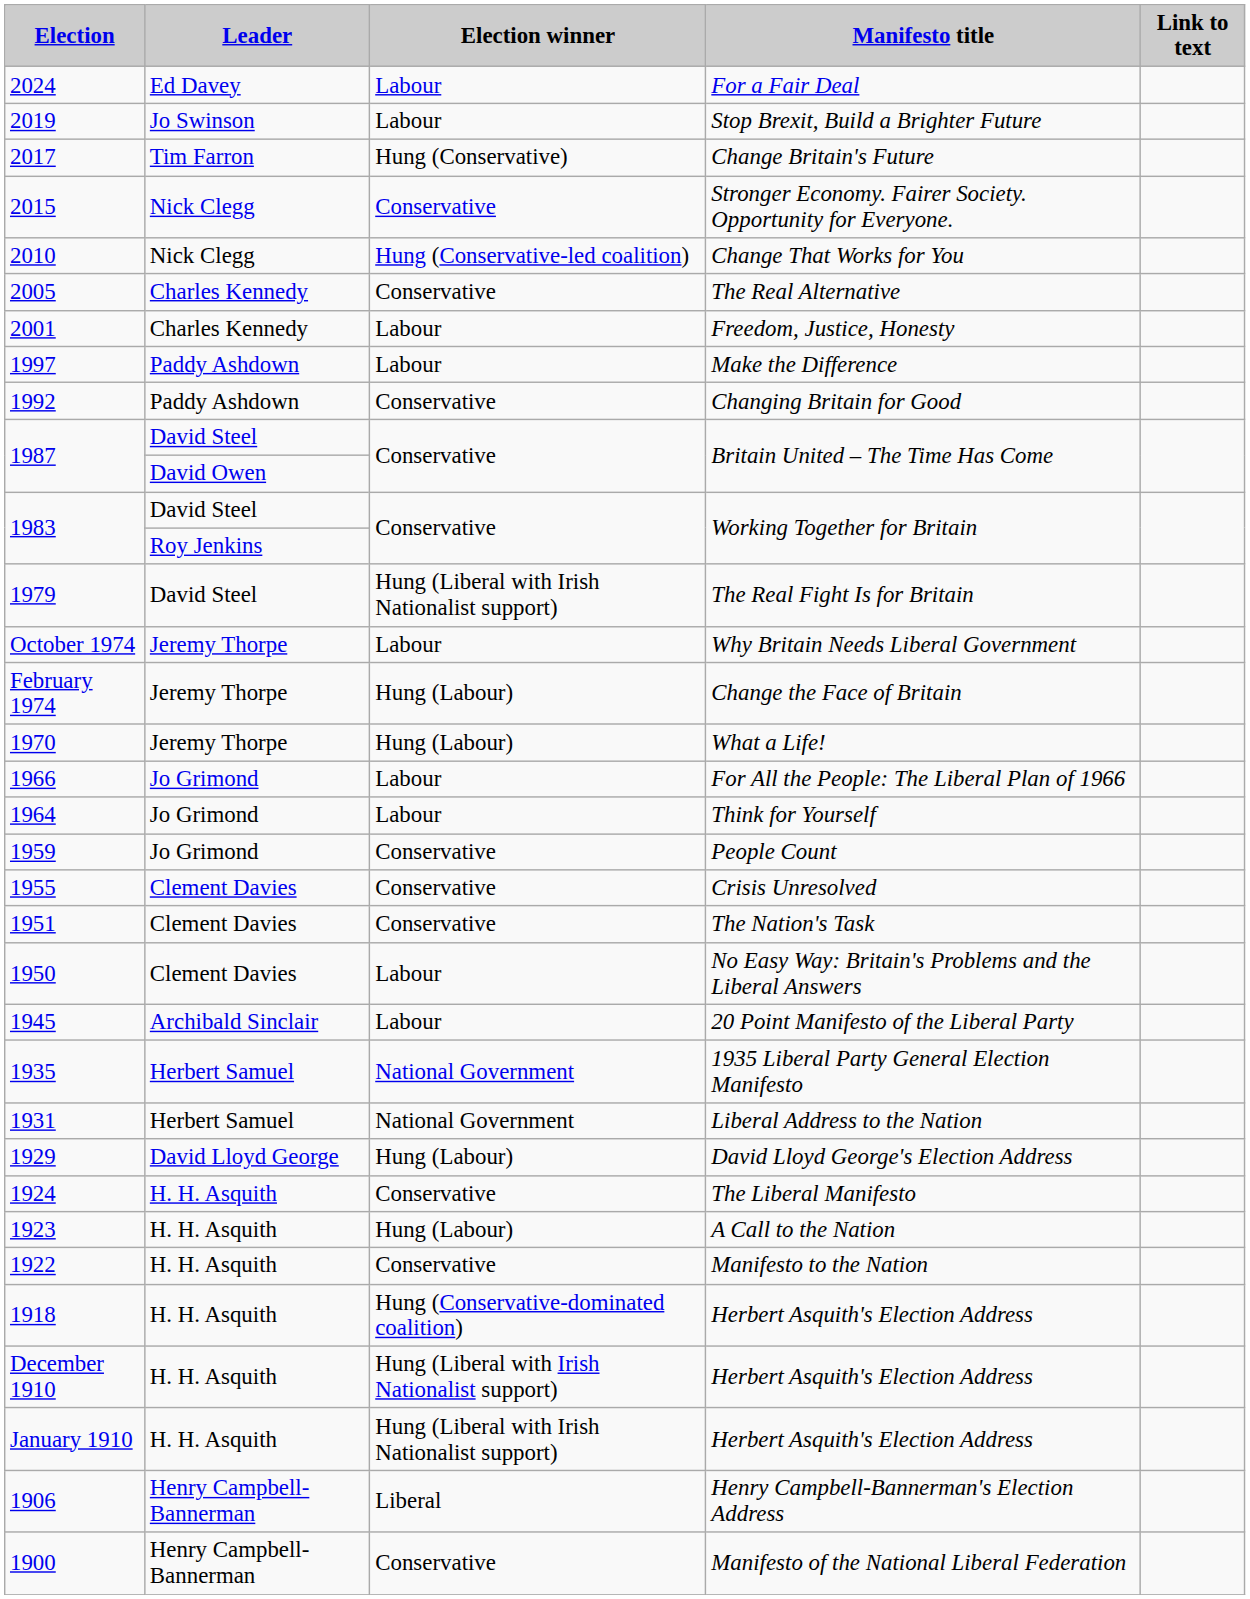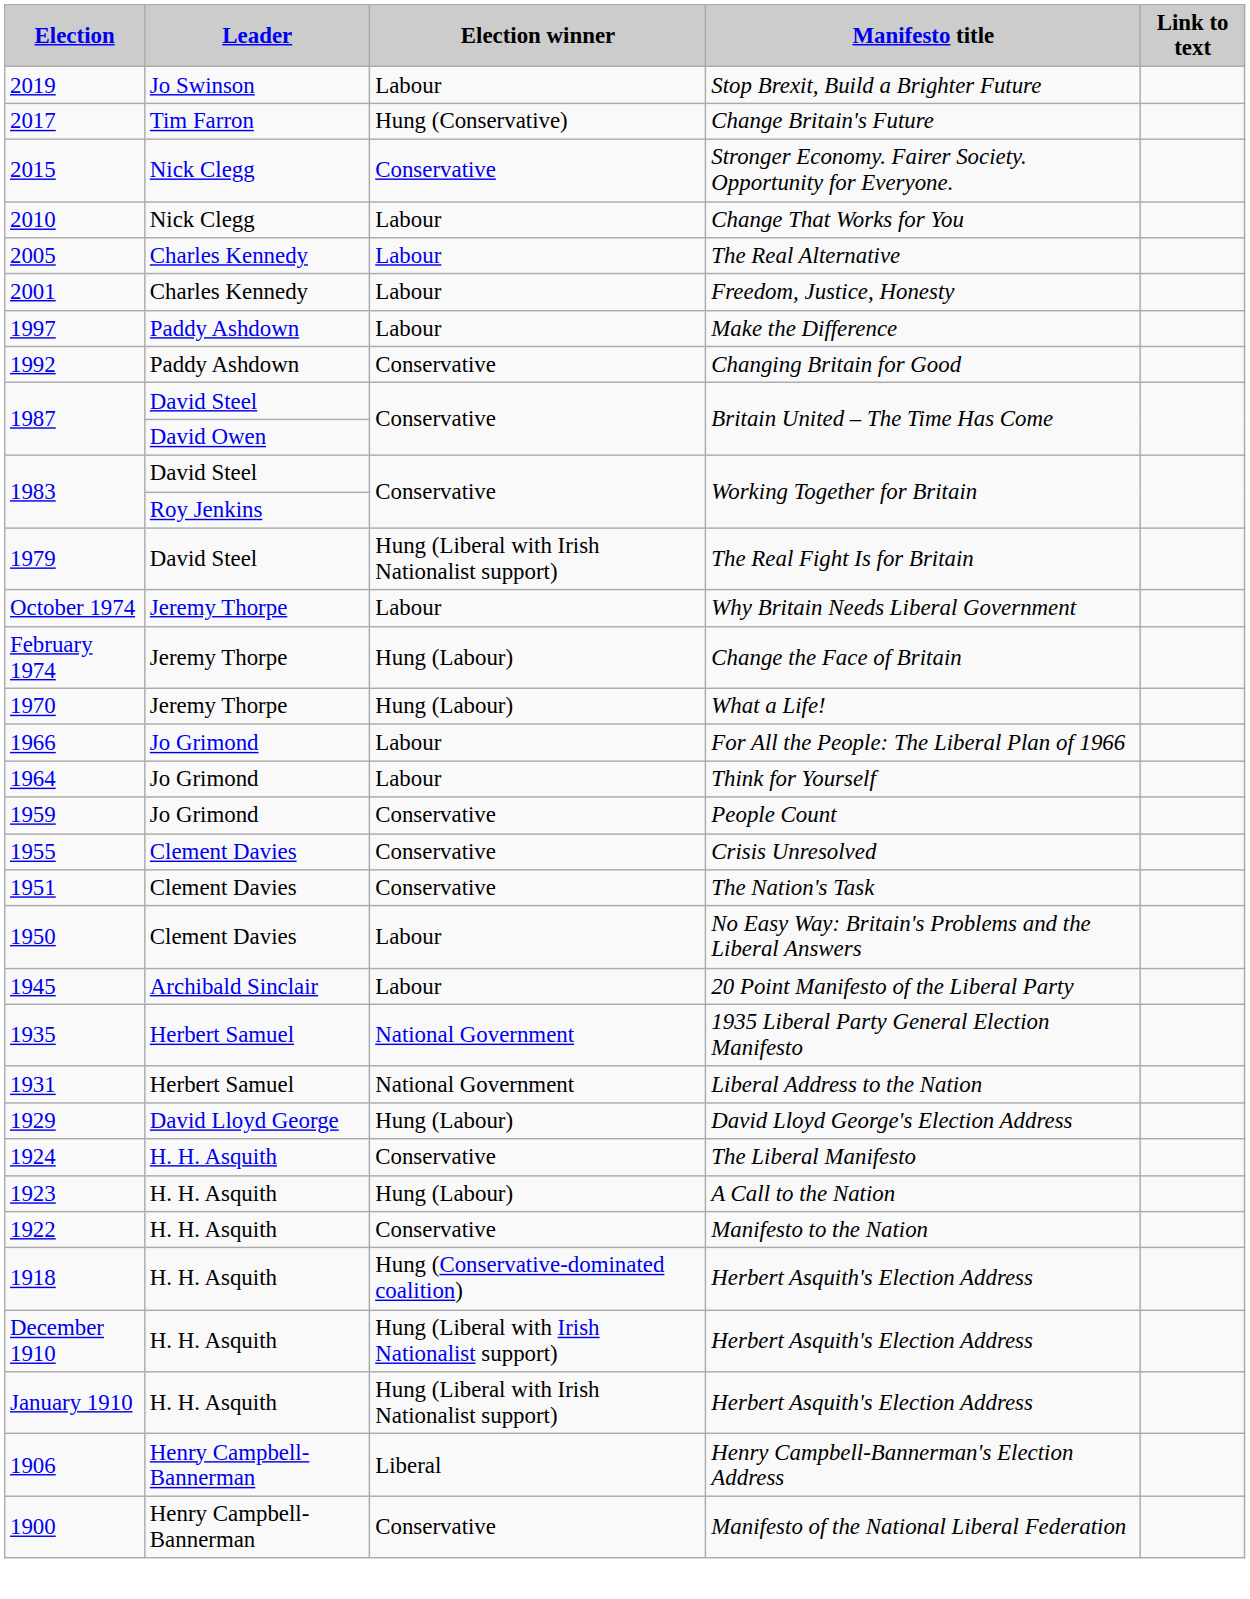- row: (33, 84)
(532, 255) Hung (Conservative-led coalition) -> (408, 219) Labour
(436, 291) Conservative -> (408, 255) Labour
